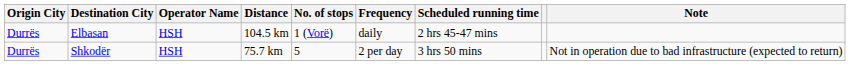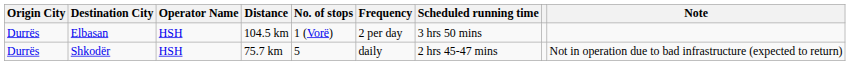(370, 32) daily -> (380, 32) 2 per day
(458, 32) 2 hrs 45-47 mins -> (450, 32) 3 hrs 50 mins
(380, 51) 2 per day -> (370, 51) daily
(450, 51) 3 hrs 50 mins -> (458, 51) 2 hrs 45-47 mins
